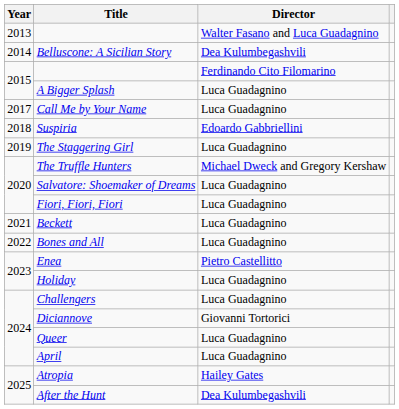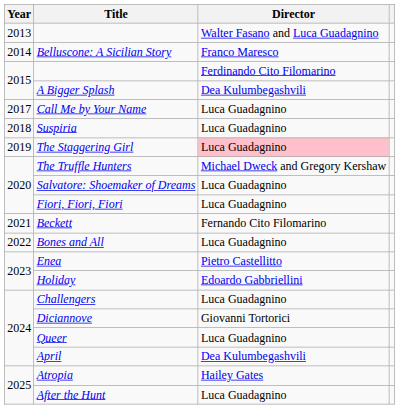(253, 52) Dea Kulumbegashvili -> (240, 52) Franco Maresco
(244, 90) Luca Guadagnino -> (253, 90) Dea Kulumbegashvili
(252, 128) Edoardo Gabbriellini -> (244, 128) Luca Guadagnino
(244, 147) no background -> (244, 147) pink background
(244, 223) Luca Guadagnino -> (264, 223) Fernando Cito Filomarino
(244, 280) Luca Guadagnino -> (252, 280) Edoardo Gabbriellini
(244, 356) Luca Guadagnino -> (253, 356) Dea Kulumbegashvili
(253, 394) Dea Kulumbegashvili -> (244, 394) Luca Guadagnino
